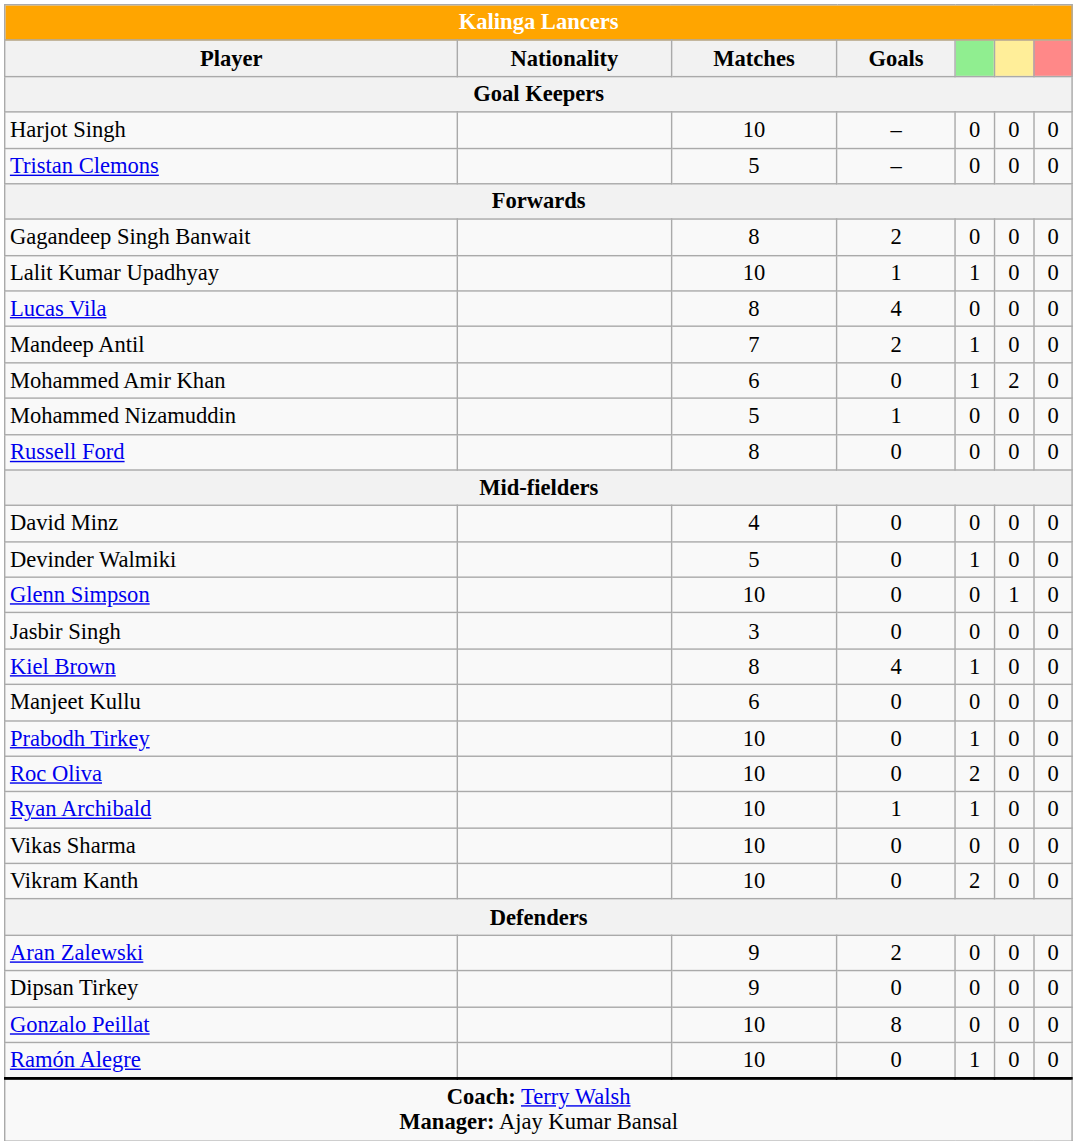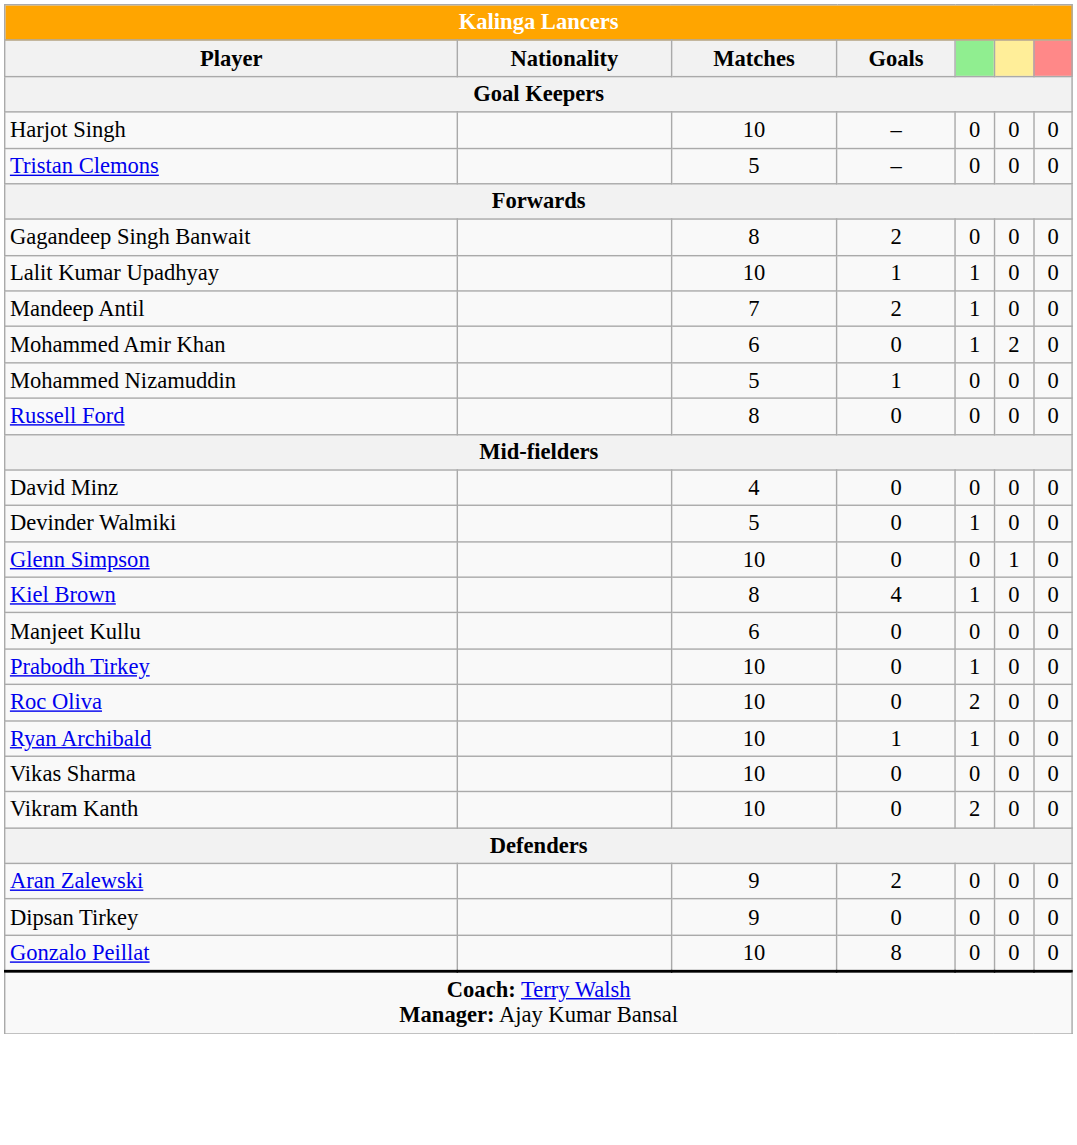- row: (58, 308)
- row: (65, 630)
- row: (75, 1059)
